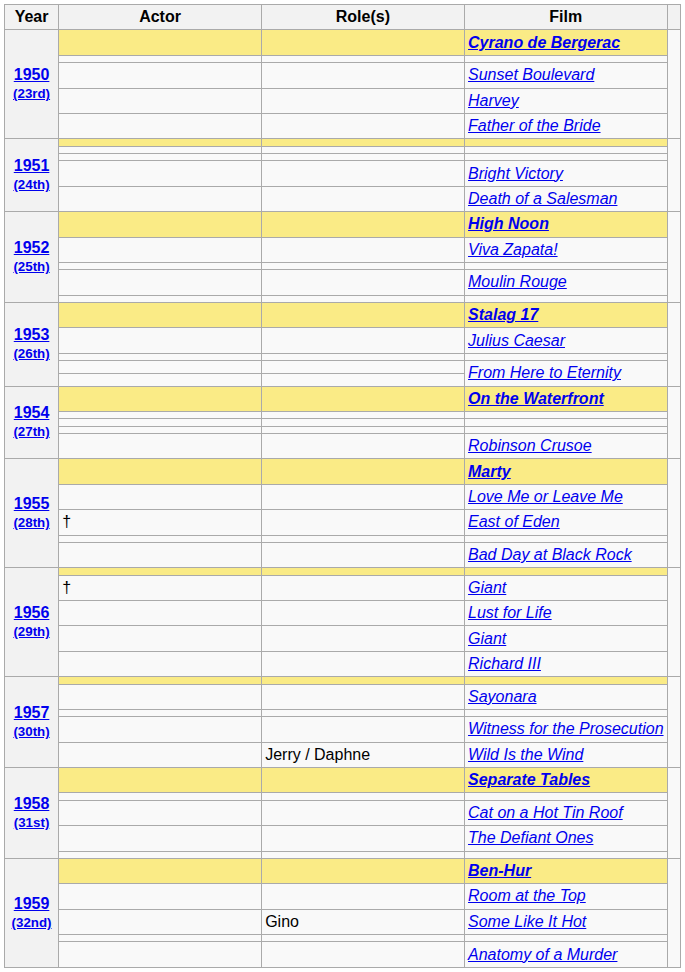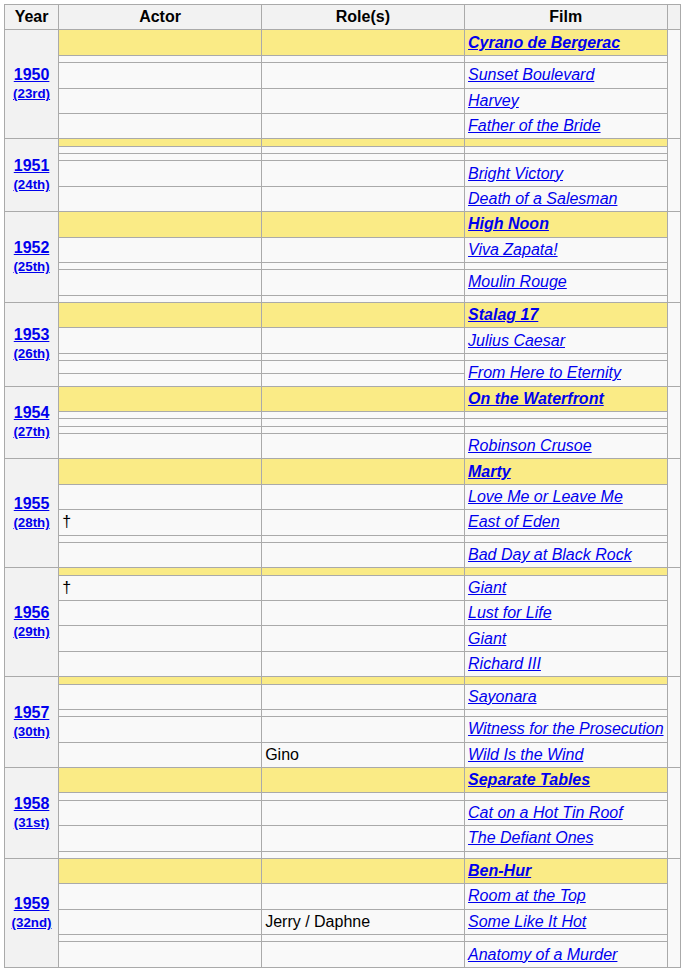(318, 754) Jerry / Daphne -> (282, 754) Gino
(282, 921) Gino -> (318, 921) Jerry / Daphne
